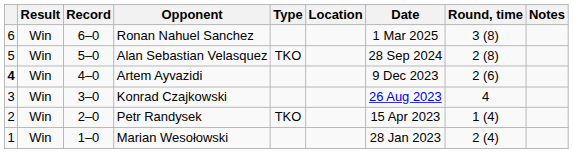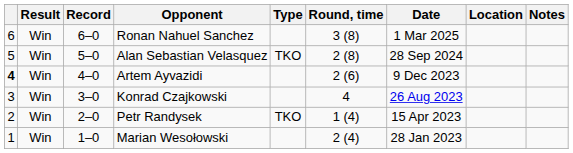columns swapped: (486, 14) <-> (336, 14)
